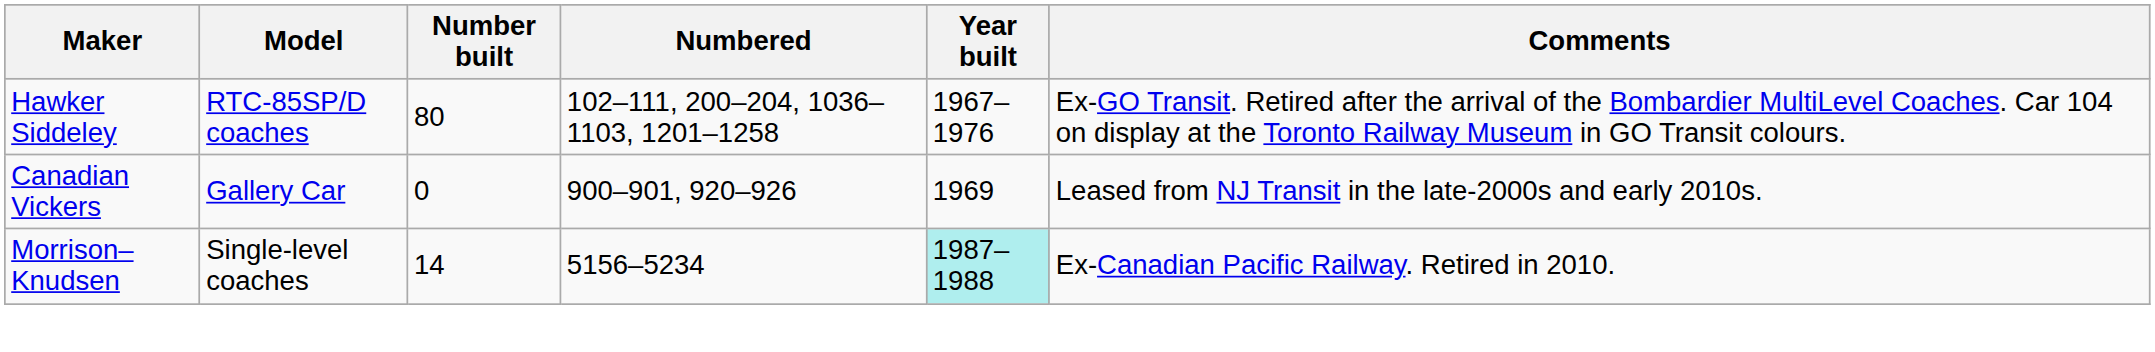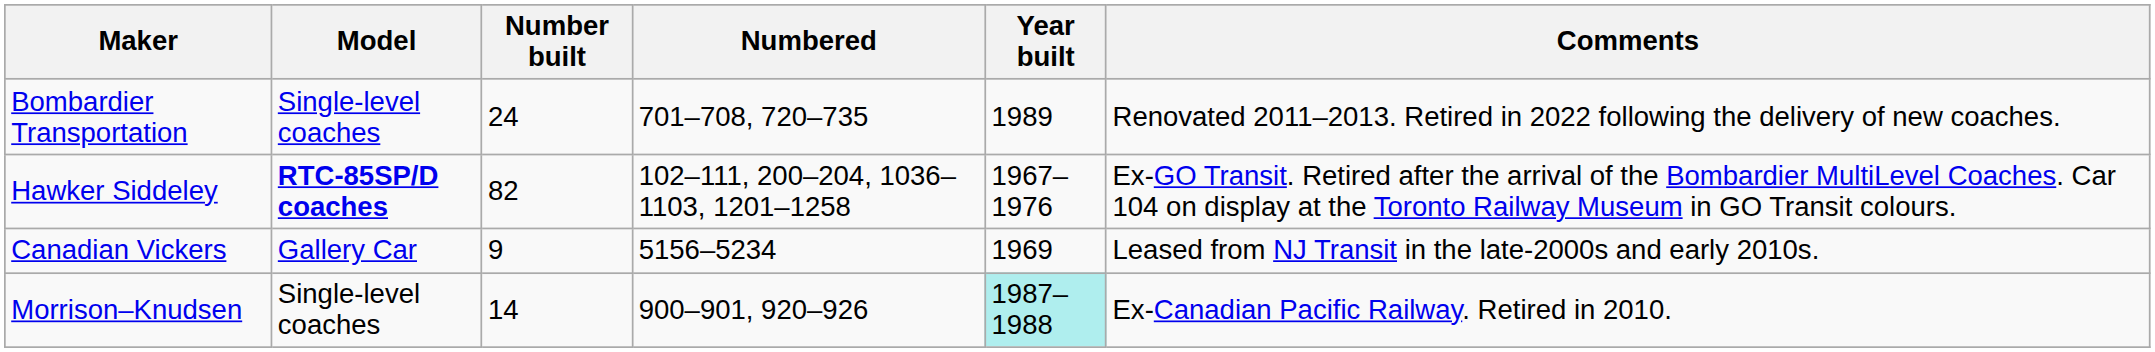+ row: (99, 116)
(286, 116) normal -> (358, 191) bold
(429, 116) 80 -> (503, 191) 82
(422, 191) 0 -> (496, 250) 9
(682, 191) 900–901, 920–926 -> (708, 250) 5156–5234
(636, 265) 5156–5234 -> (753, 309) 900–901, 920–926
